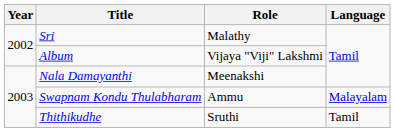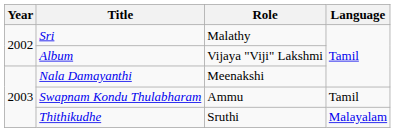(358, 96) Malayalam -> (344, 96) Tamil
(344, 117) Tamil -> (358, 117) Malayalam
